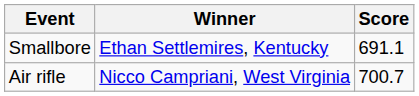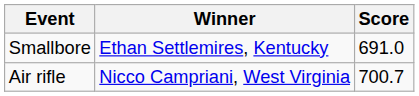(381, 47) 691.1 -> (381, 47) 691.0
